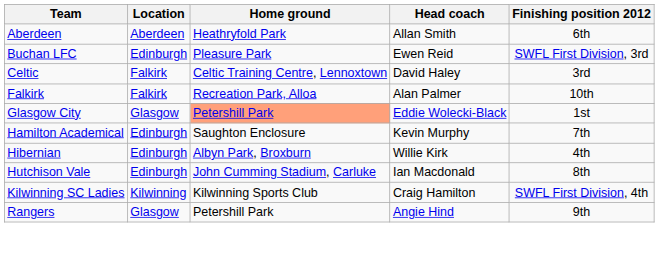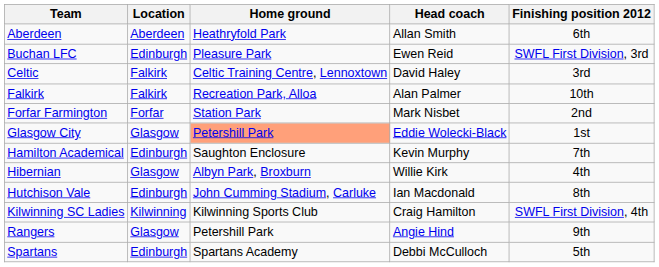+ row: (57, 113)
(159, 152) Edinburgh -> (155, 172) Glasgow
+ row: (32, 251)
